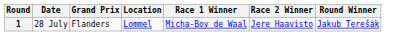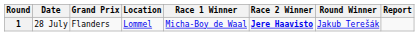+ column: (398, 11)
(282, 24) normal -> (282, 24) bold
